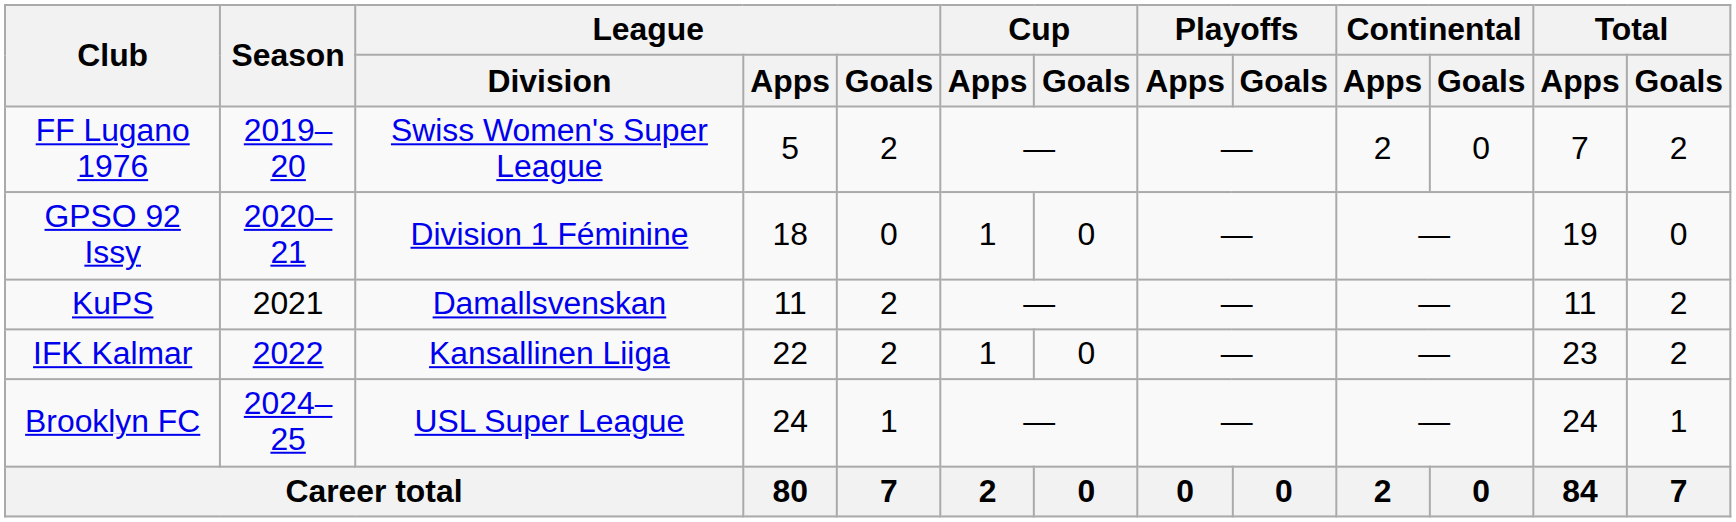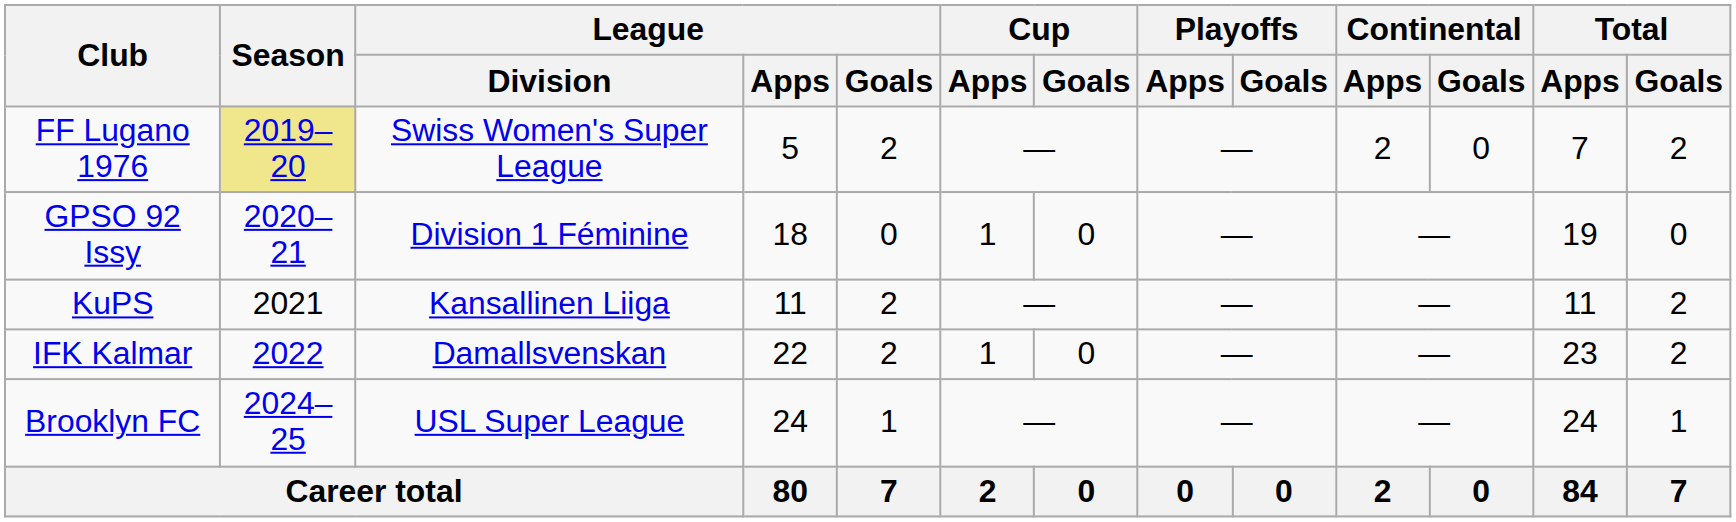(288, 148) no background -> (288, 148) khaki background
(549, 303) Damallsvenskan -> (549, 303) Kansallinen Liiga
(549, 353) Kansallinen Liiga -> (549, 353) Damallsvenskan
